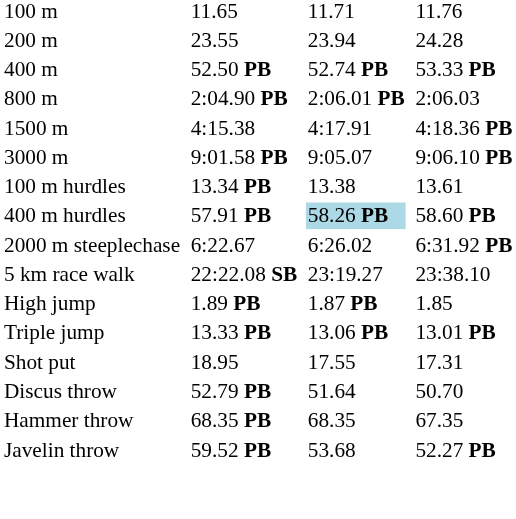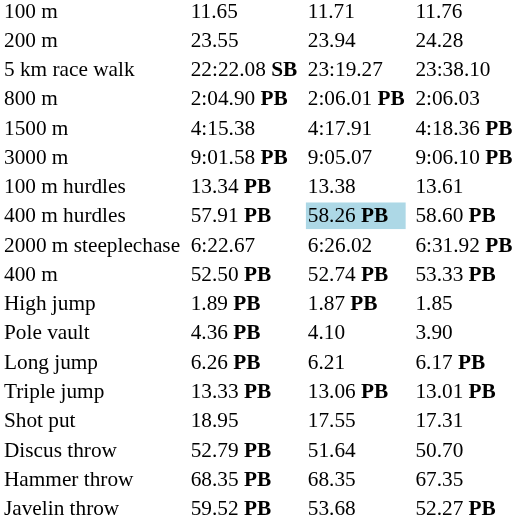rows swapped: (31, 69) <-> (69, 274)
+ row: (47, 332)
+ row: (51, 361)
